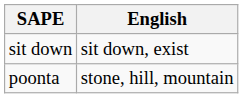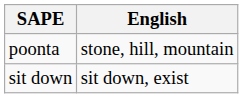rows swapped: (34, 78) <-> (41, 48)
